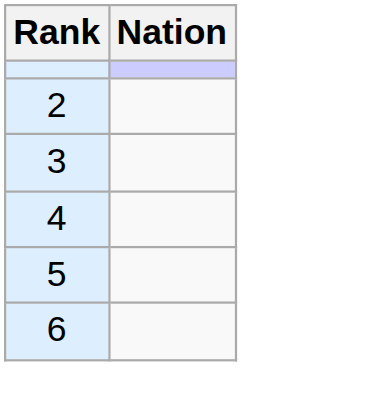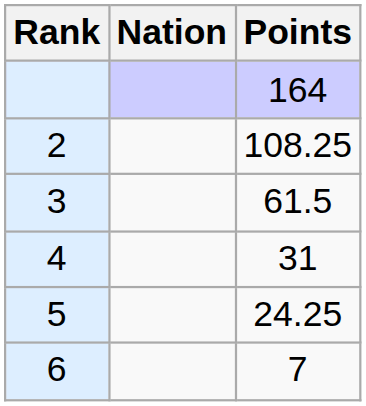+ column: (298, 32)
